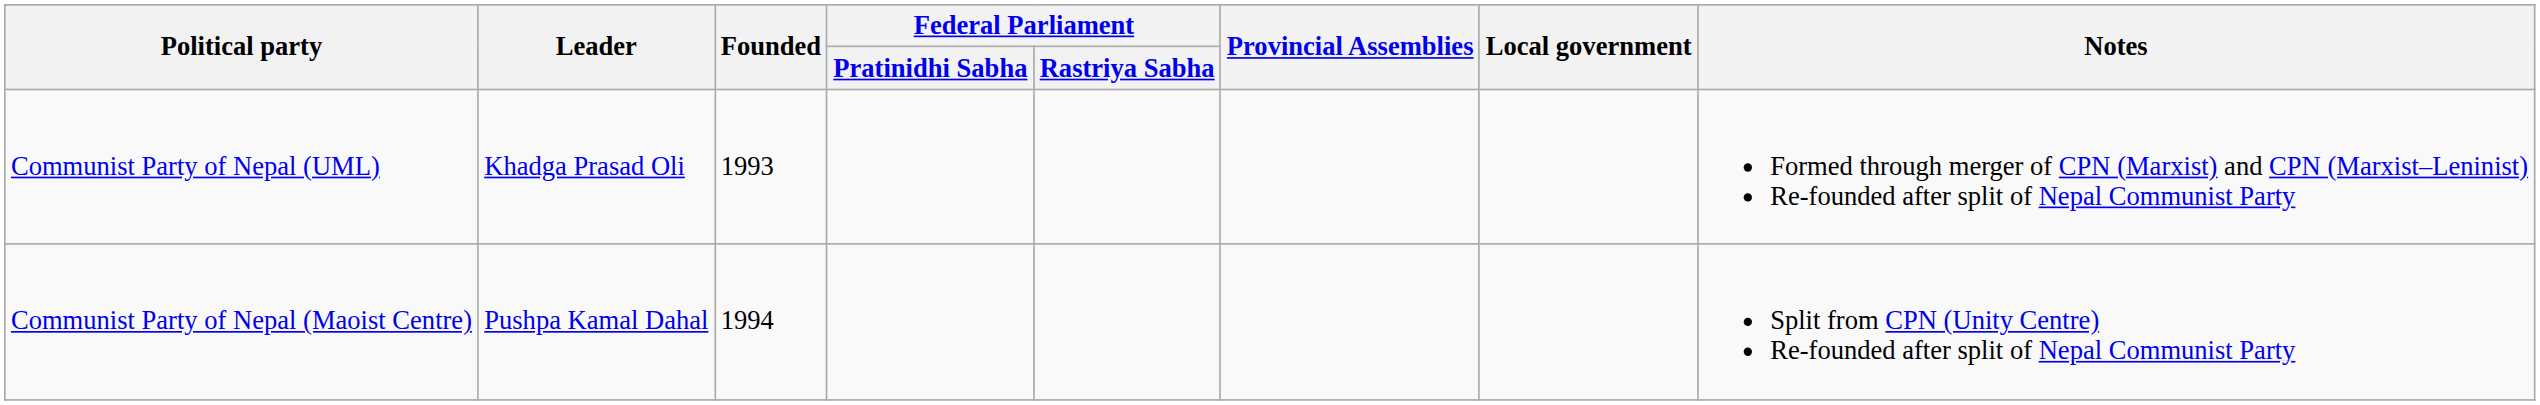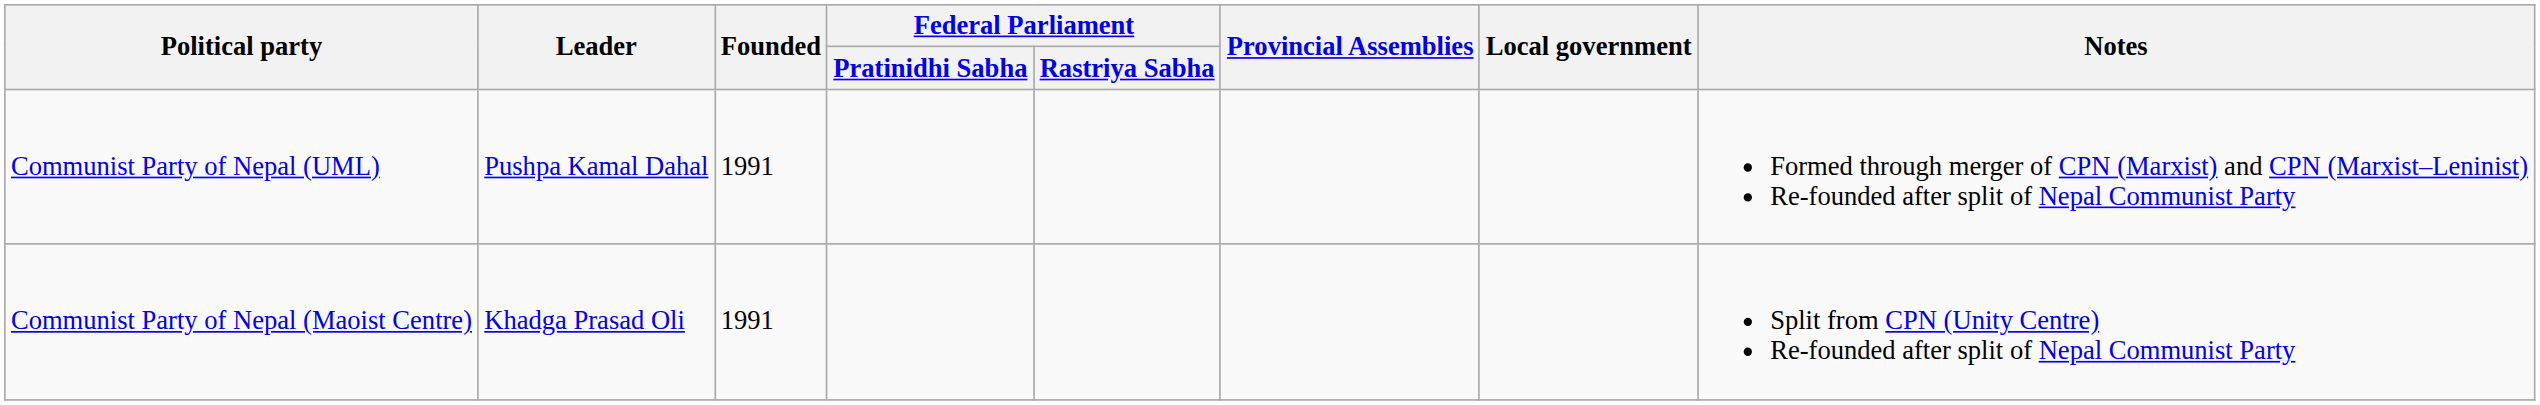(585, 166) Khadga Prasad Oli -> (596, 166) Pushpa Kamal Dahal
(747, 166) 1993 -> (747, 166) 1991
(596, 321) Pushpa Kamal Dahal -> (585, 321) Khadga Prasad Oli
(747, 321) 1994 -> (747, 321) 1991
